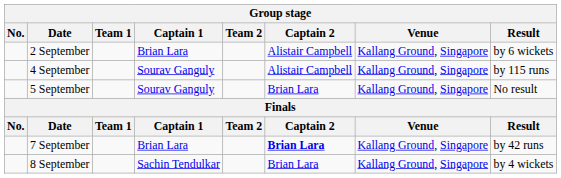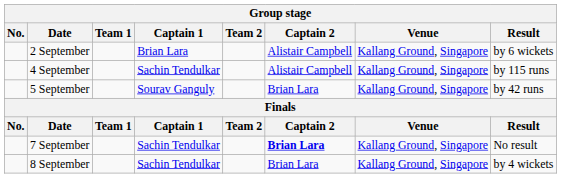(176, 70) Sourav Ganguly -> (179, 70) Sachin Tendulkar
(515, 88) No result -> (519, 88) by 42 runs
(163, 145) Brian Lara -> (179, 145) Sachin Tendulkar
(519, 145) by 42 runs -> (515, 145) No result
